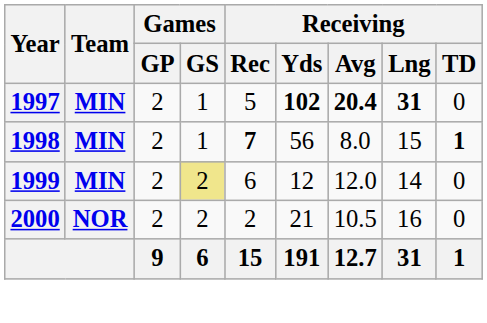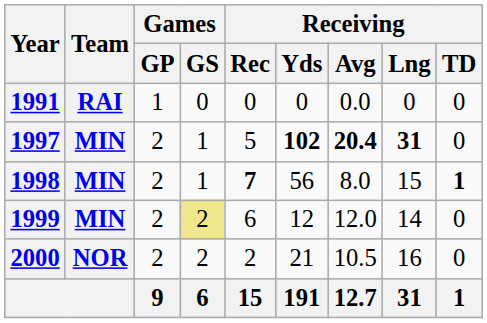+ row: (35, 102)
